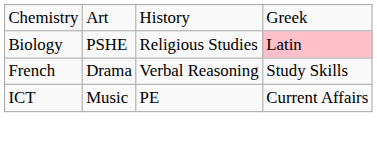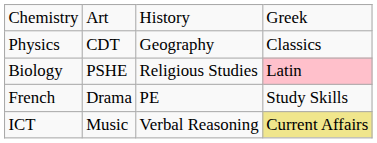+ row: (34, 44)
(199, 71) Verbal Reasoning -> (149, 97) PE
(149, 97) PE -> (199, 124) Verbal Reasoning
(317, 97) no background -> (317, 124) khaki background
